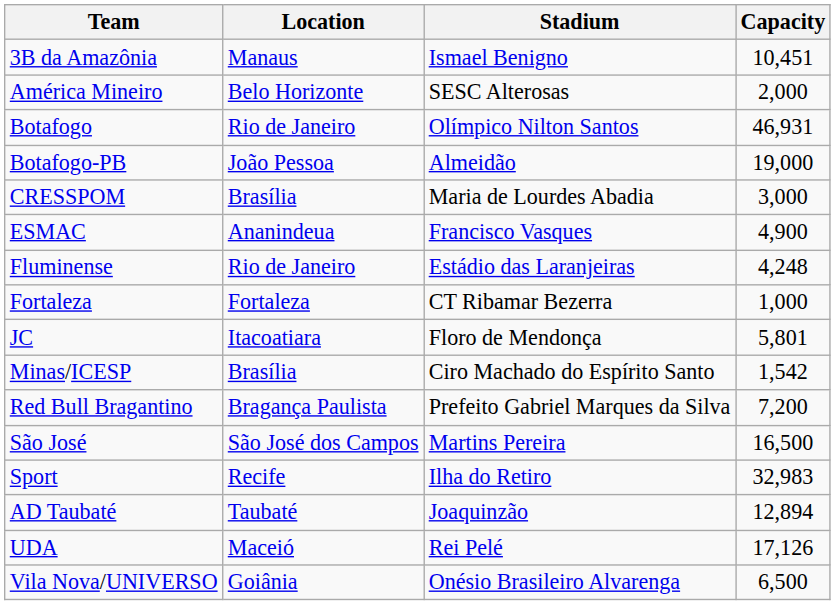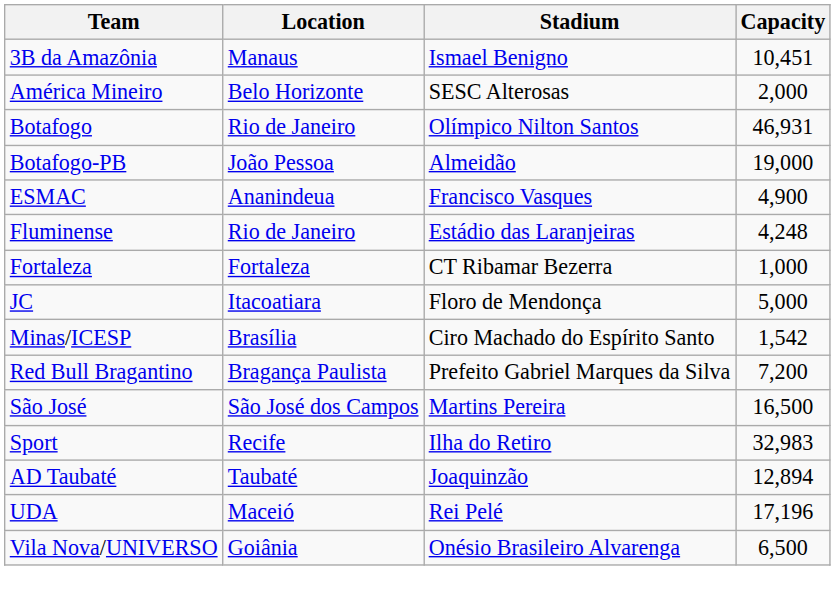- row: (67, 197)
(783, 337) 5,801 -> (783, 302) 5,000
(783, 547) 17,126 -> (783, 512) 17,196
